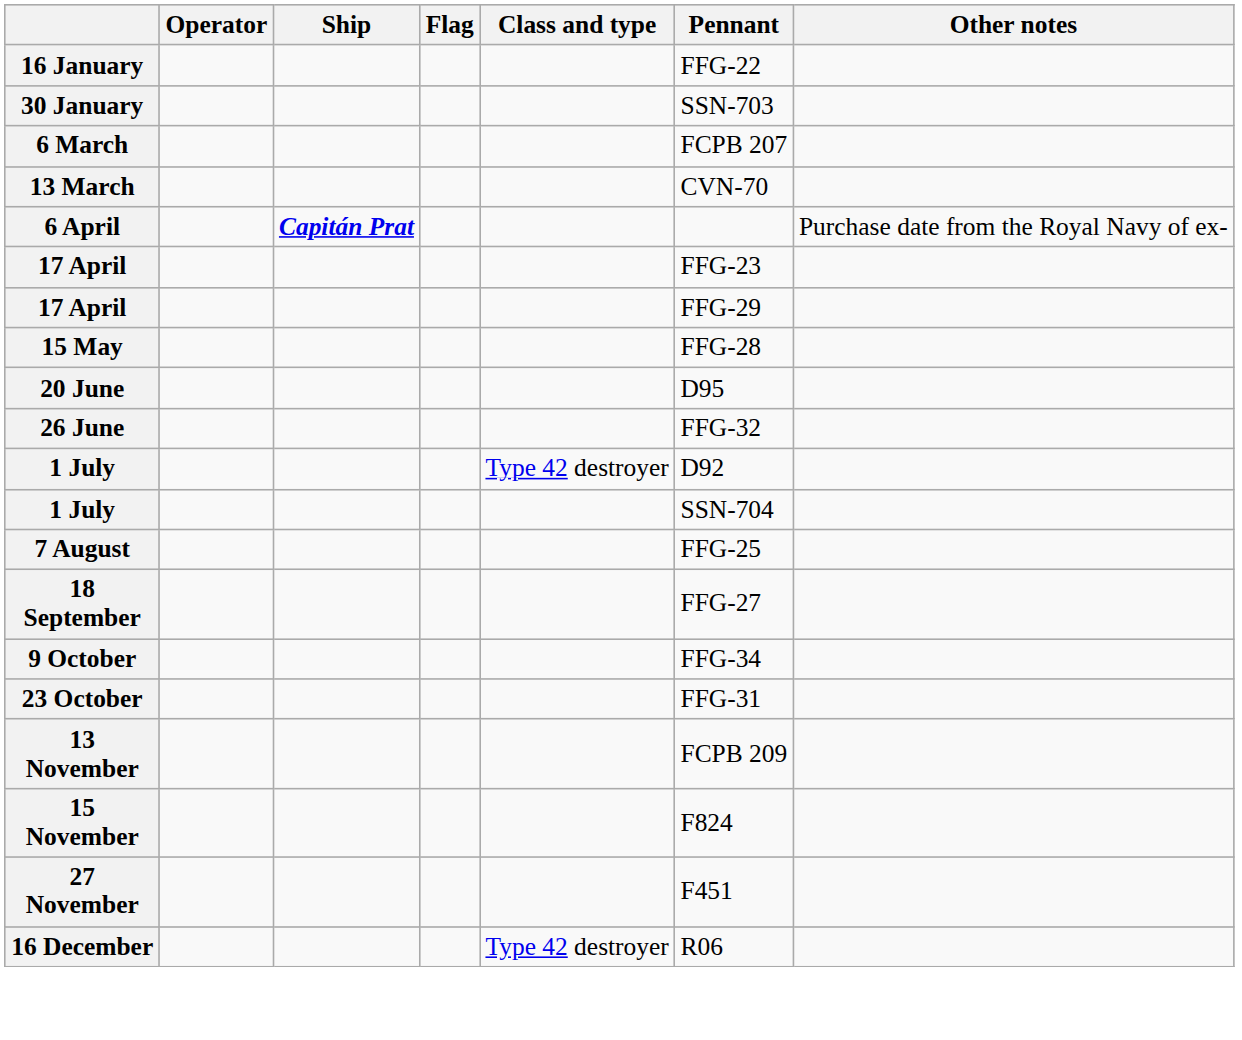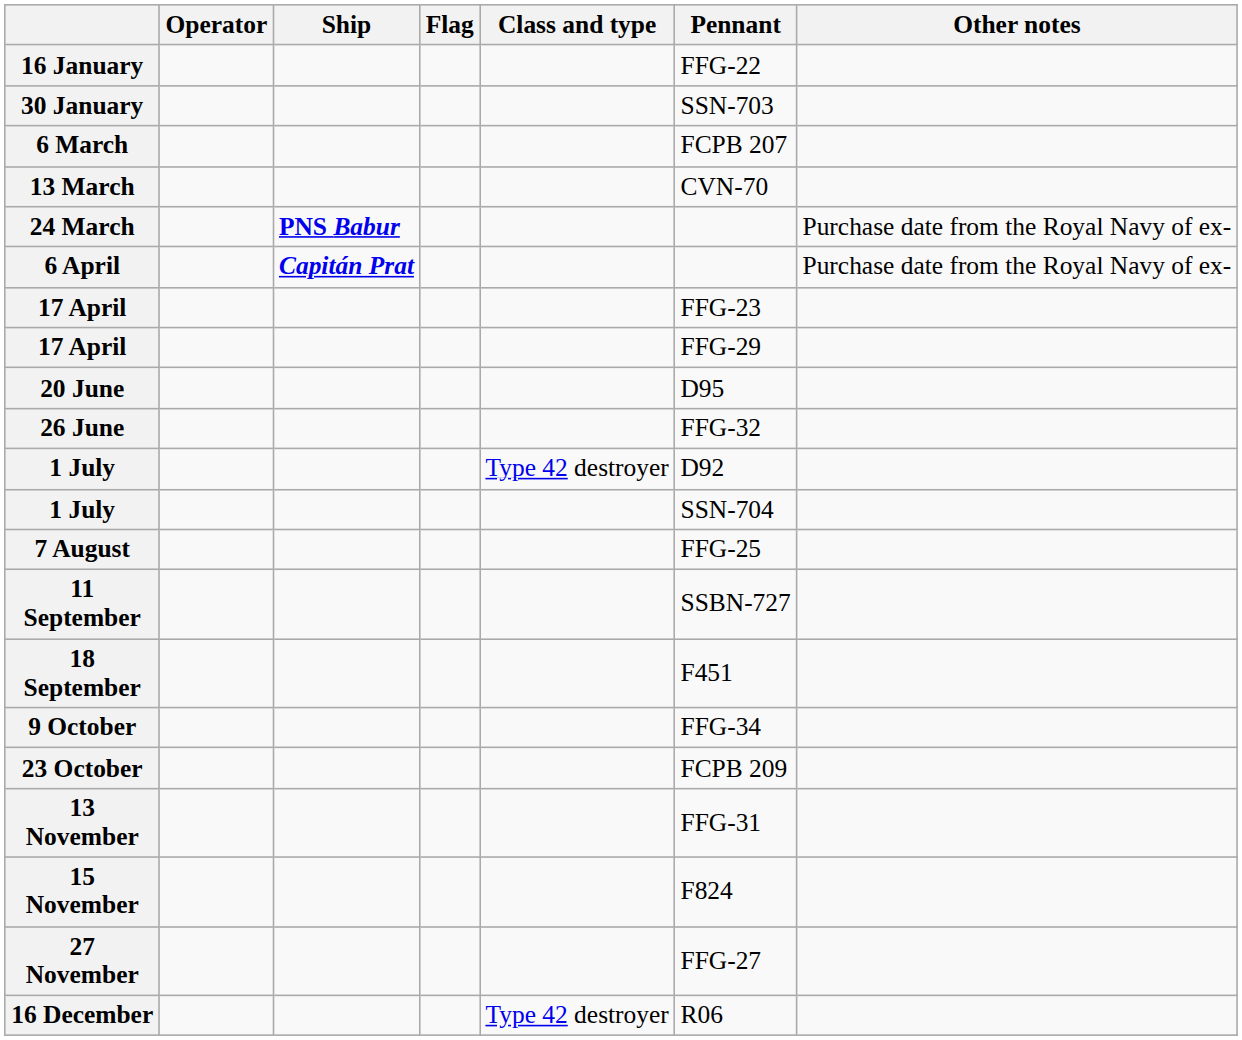+ row: (82, 226)
- row: (82, 347)
+ row: (82, 603)
(721, 603) FFG-27 -> (707, 672) F451
(721, 698) FFG-31 -> (734, 767) FCPB 209
(734, 753) FCPB 209 -> (721, 822) FFG-31
(707, 891) F451 -> (721, 960) FFG-27
